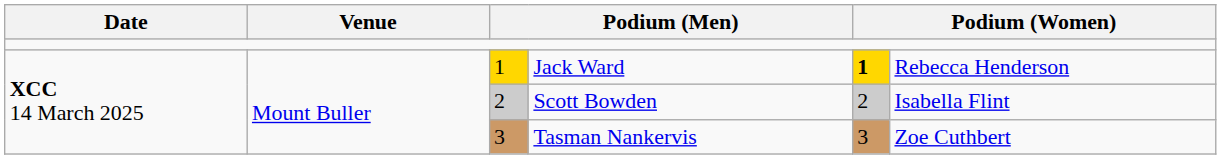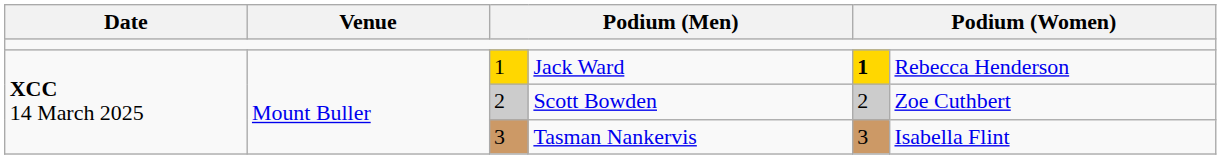(952, 101) Isabella Flint -> (953, 101) Zoe Cuthbert
(953, 136) Zoe Cuthbert -> (952, 136) Isabella Flint
